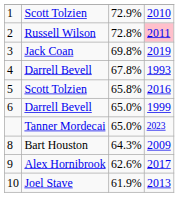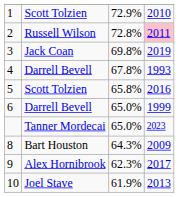(126, 164) 62.6% -> (126, 164) 62.3%
